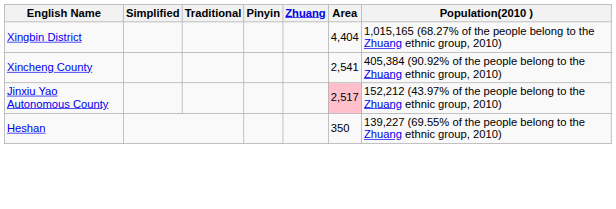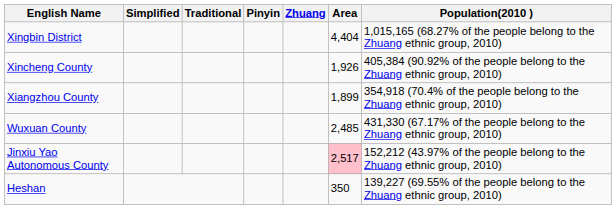(345, 67) 2,541 -> (345, 67) 1,926
+ row: (53, 98)
+ row: (47, 128)
